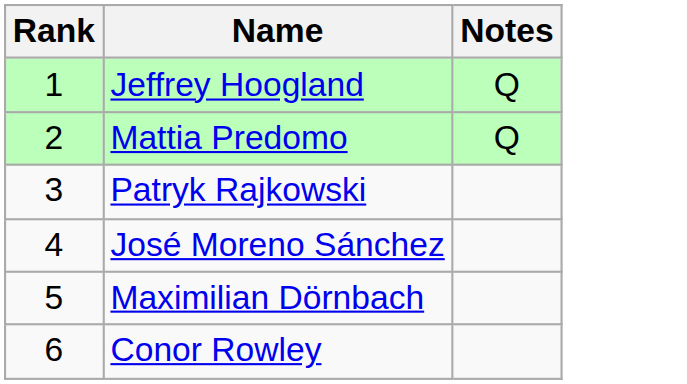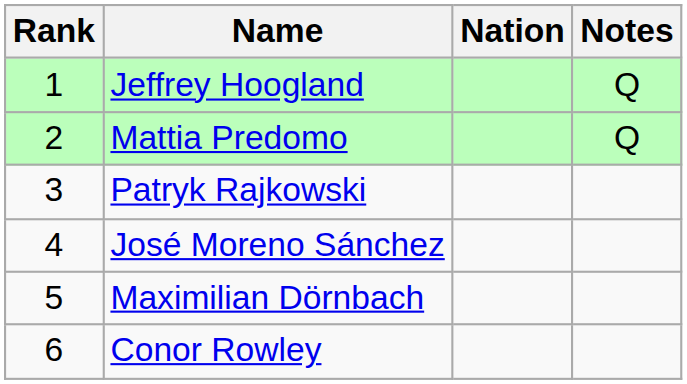+ column: (513, 31)
